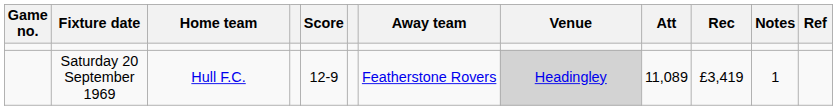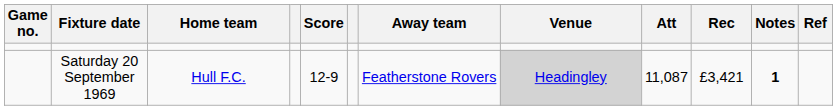(666, 77) 11,089 -> (666, 77) 11,087
(722, 77) £3,419 -> (722, 77) £3,421
(775, 77) normal -> (775, 77) bold
